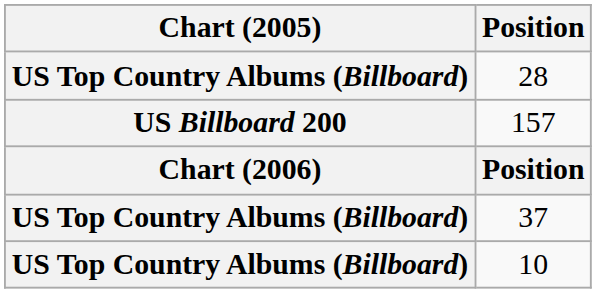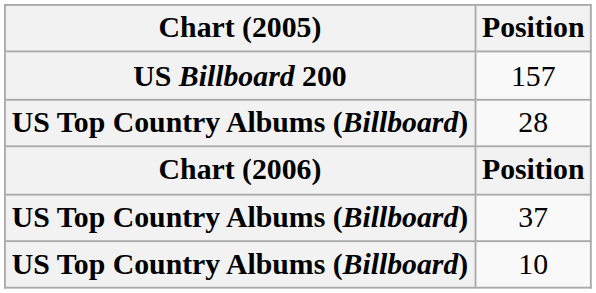rows swapped: (533, 122) <-> (533, 75)
